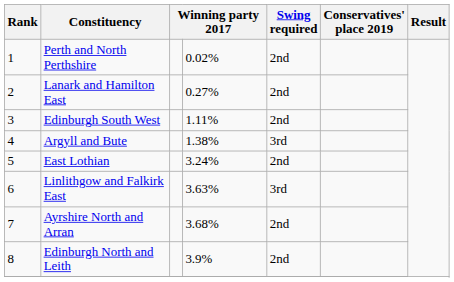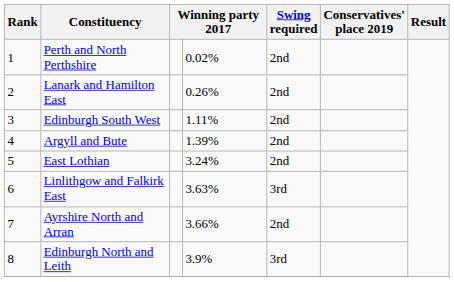(202, 92) 0.27% -> (202, 92) 0.26%
(202, 140) 1.38% -> (202, 140) 1.39%
(278, 140) 3rd -> (279, 140) 2nd
(202, 224) 3.68% -> (202, 224) 3.66%
(279, 259) 2nd -> (278, 259) 3rd
